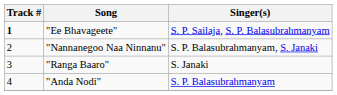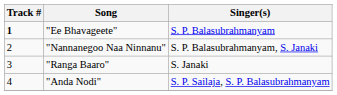(250, 30) S. P. Sailaja, S. P. Balasubrahmanyam -> (223, 30) S. P. Balasubrahmanyam
(223, 82) S. P. Balasubrahmanyam -> (250, 82) S. P. Sailaja, S. P. Balasubrahmanyam
